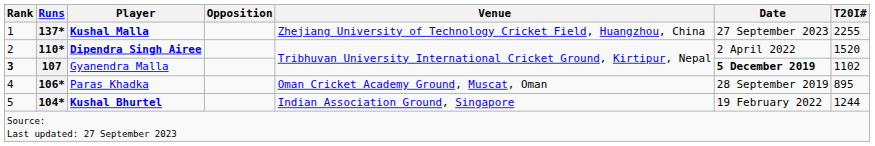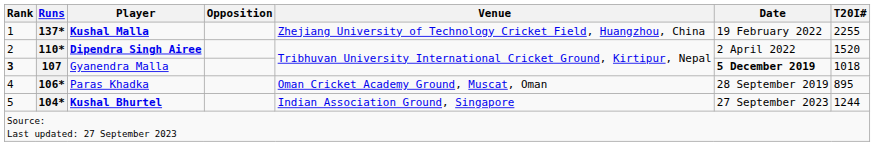(773, 31) 27 September 2023 -> (769, 31) 19 February 2022
(847, 67) 1102 -> (847, 67) 1018
(769, 102) 19 February 2022 -> (773, 102) 27 September 2023
